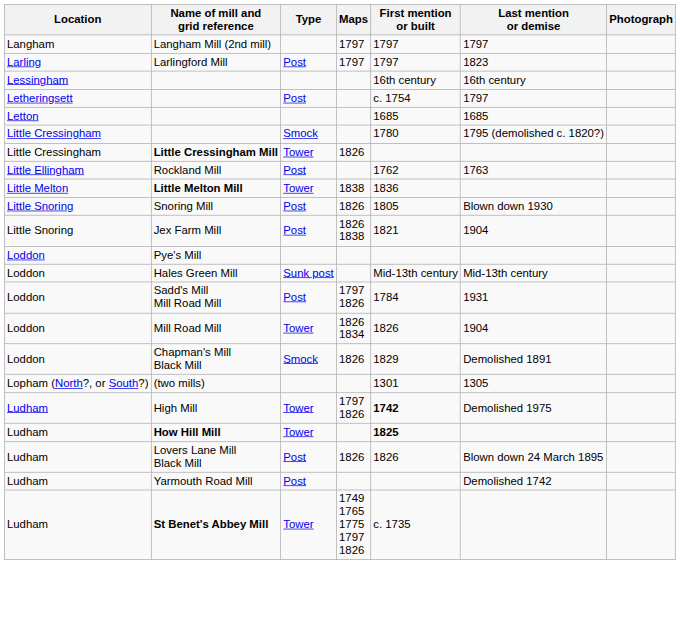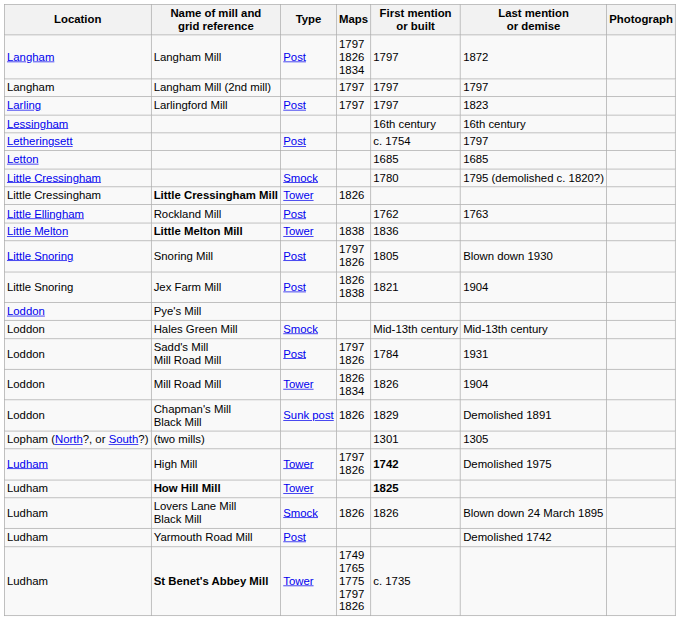+ row: (31, 57)
(352, 206) 1826 -> (352, 256) 1797 1826
(309, 273) Sunk post -> (301, 329) Smock
(301, 359) Smock -> (309, 415) Sunk post
(295, 456) Post -> (301, 513) Smock
